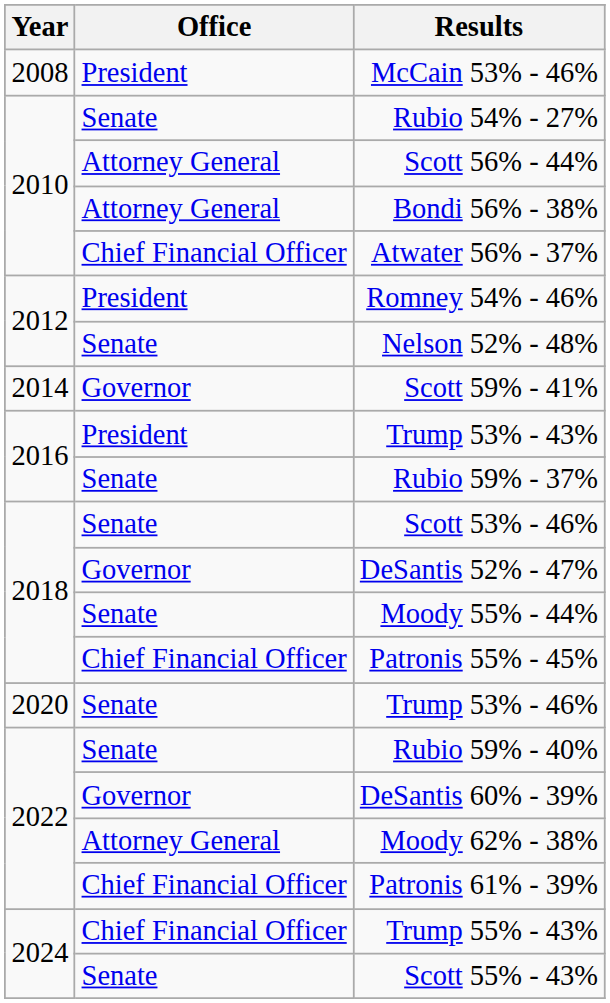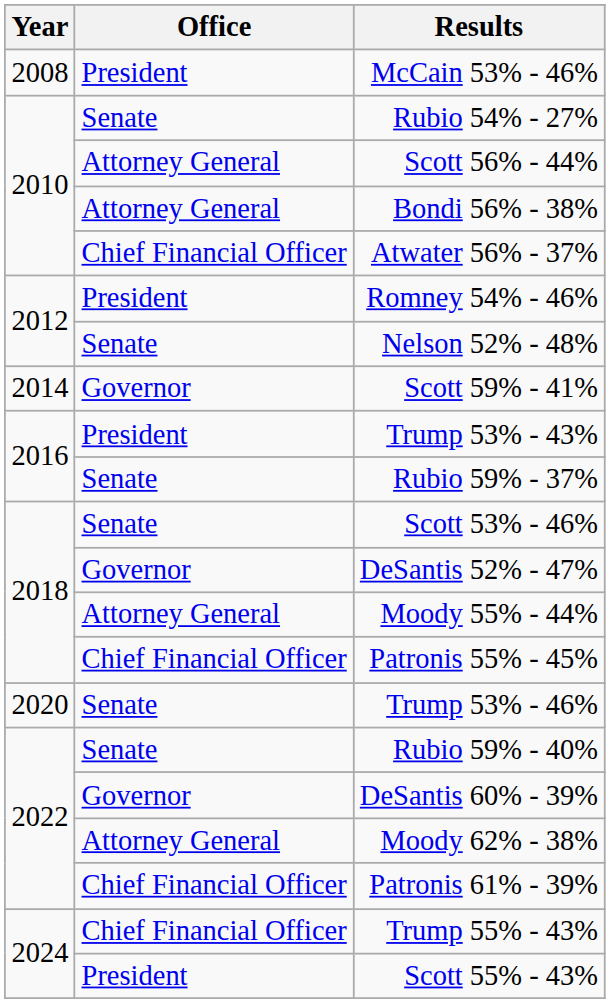(120, 614) Senate -> (181, 614) Attorney General
(120, 975) Senate -> (135, 975) President
